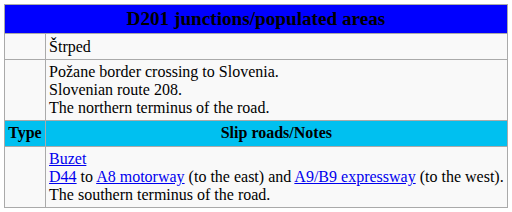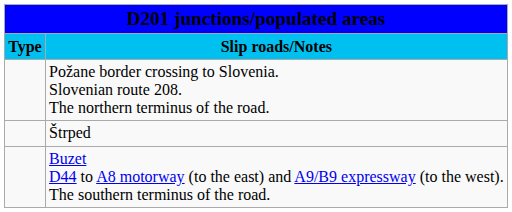rows swapped: (276, 133) <-> (70, 46)
